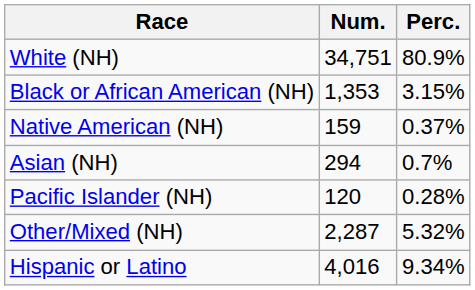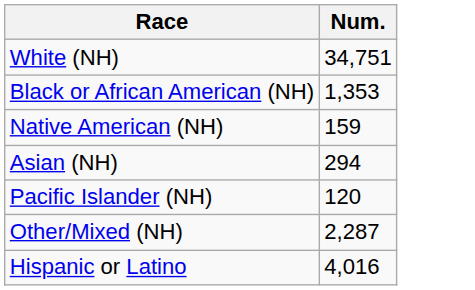- column: (433, 22)
